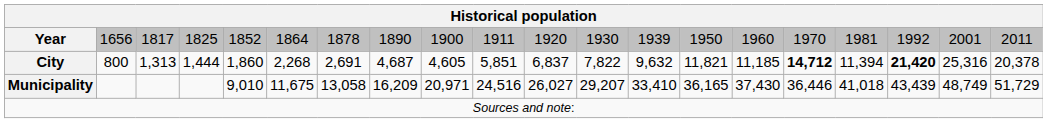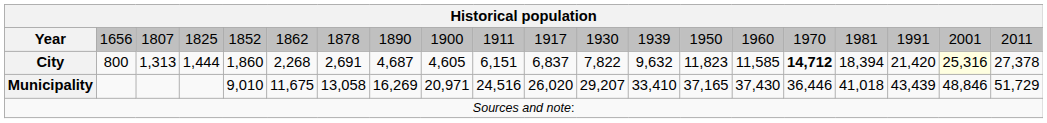(158, 39) 1817 -> (158, 39) 1807
(292, 39) 1864 -> (292, 39) 1862
(551, 39) 1920 -> (551, 39) 1917
(913, 39) 1992 -> (913, 39) 1991
(499, 62) 5,851 -> (499, 62) 6,151
(706, 62) 11,821 -> (706, 62) 11,823
(758, 62) 11,185 -> (758, 62) 11,585
(861, 62) 11,394 -> (861, 62) 18,394
(913, 62) bold -> (913, 62) normal
(965, 62) no background -> (965, 62) lightyellow background
(1017, 62) 20,378 -> (1017, 62) 27,378
(395, 86) 16,209 -> (395, 86) 16,269
(551, 86) 26,027 -> (551, 86) 26,020
(706, 86) 36,165 -> (706, 86) 37,165
(965, 86) 48,749 -> (965, 86) 48,846
